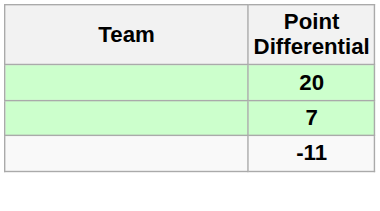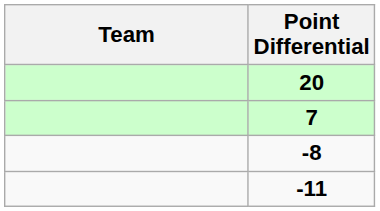+ row: (312, 152)
